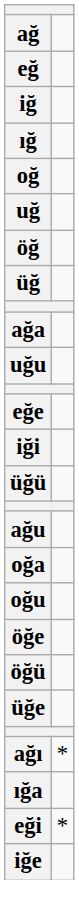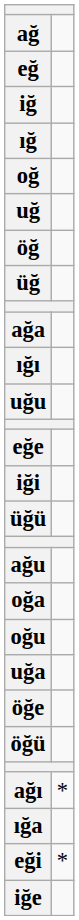+ row: (28, 365)
+ row: (28, 672)
- row: (28, 708)
